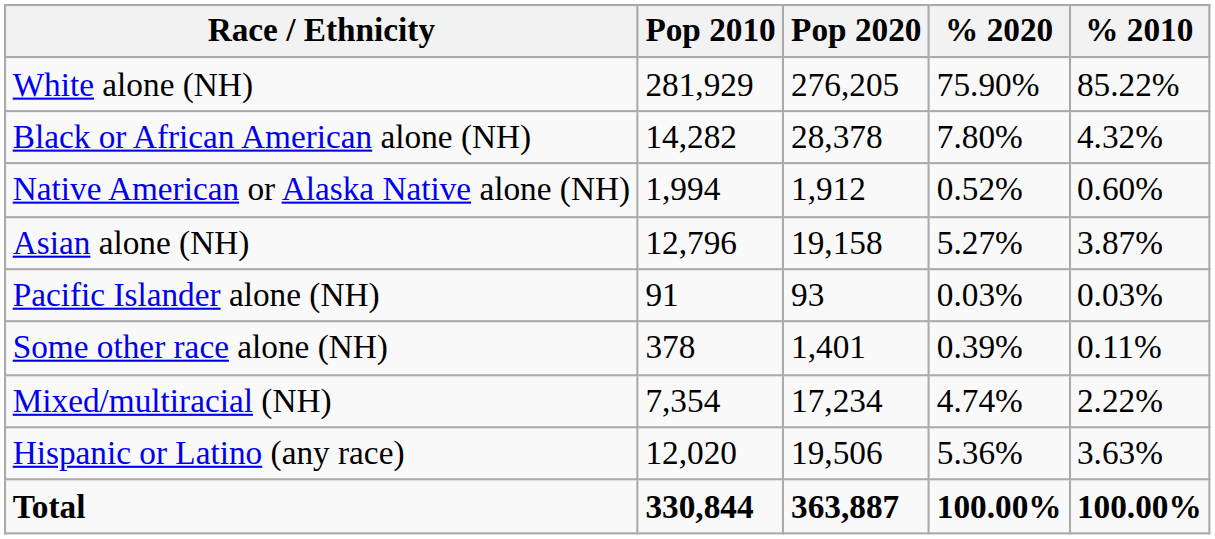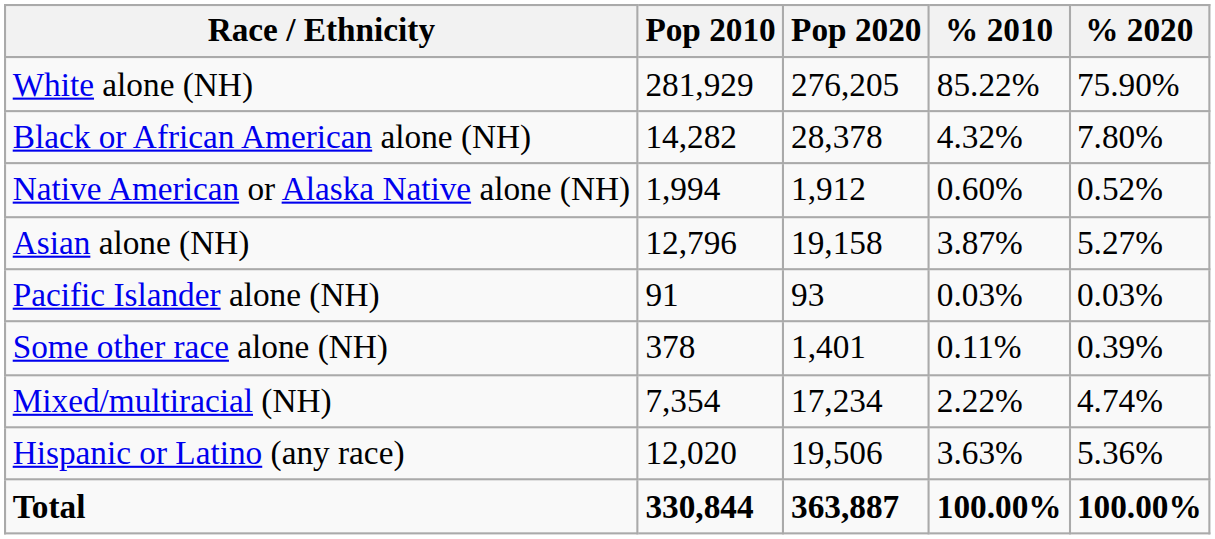columns swapped: (1139, 30) <-> (999, 30)
